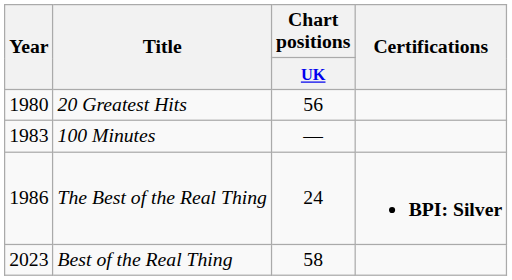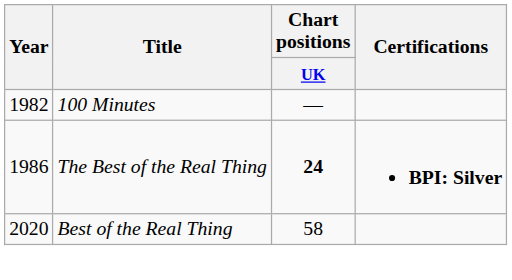- row: (122, 104)
(29, 135) 1983 -> (29, 104) 1982
(313, 197) normal -> (313, 166) bold
(29, 259) 2023 -> (29, 228) 2020
